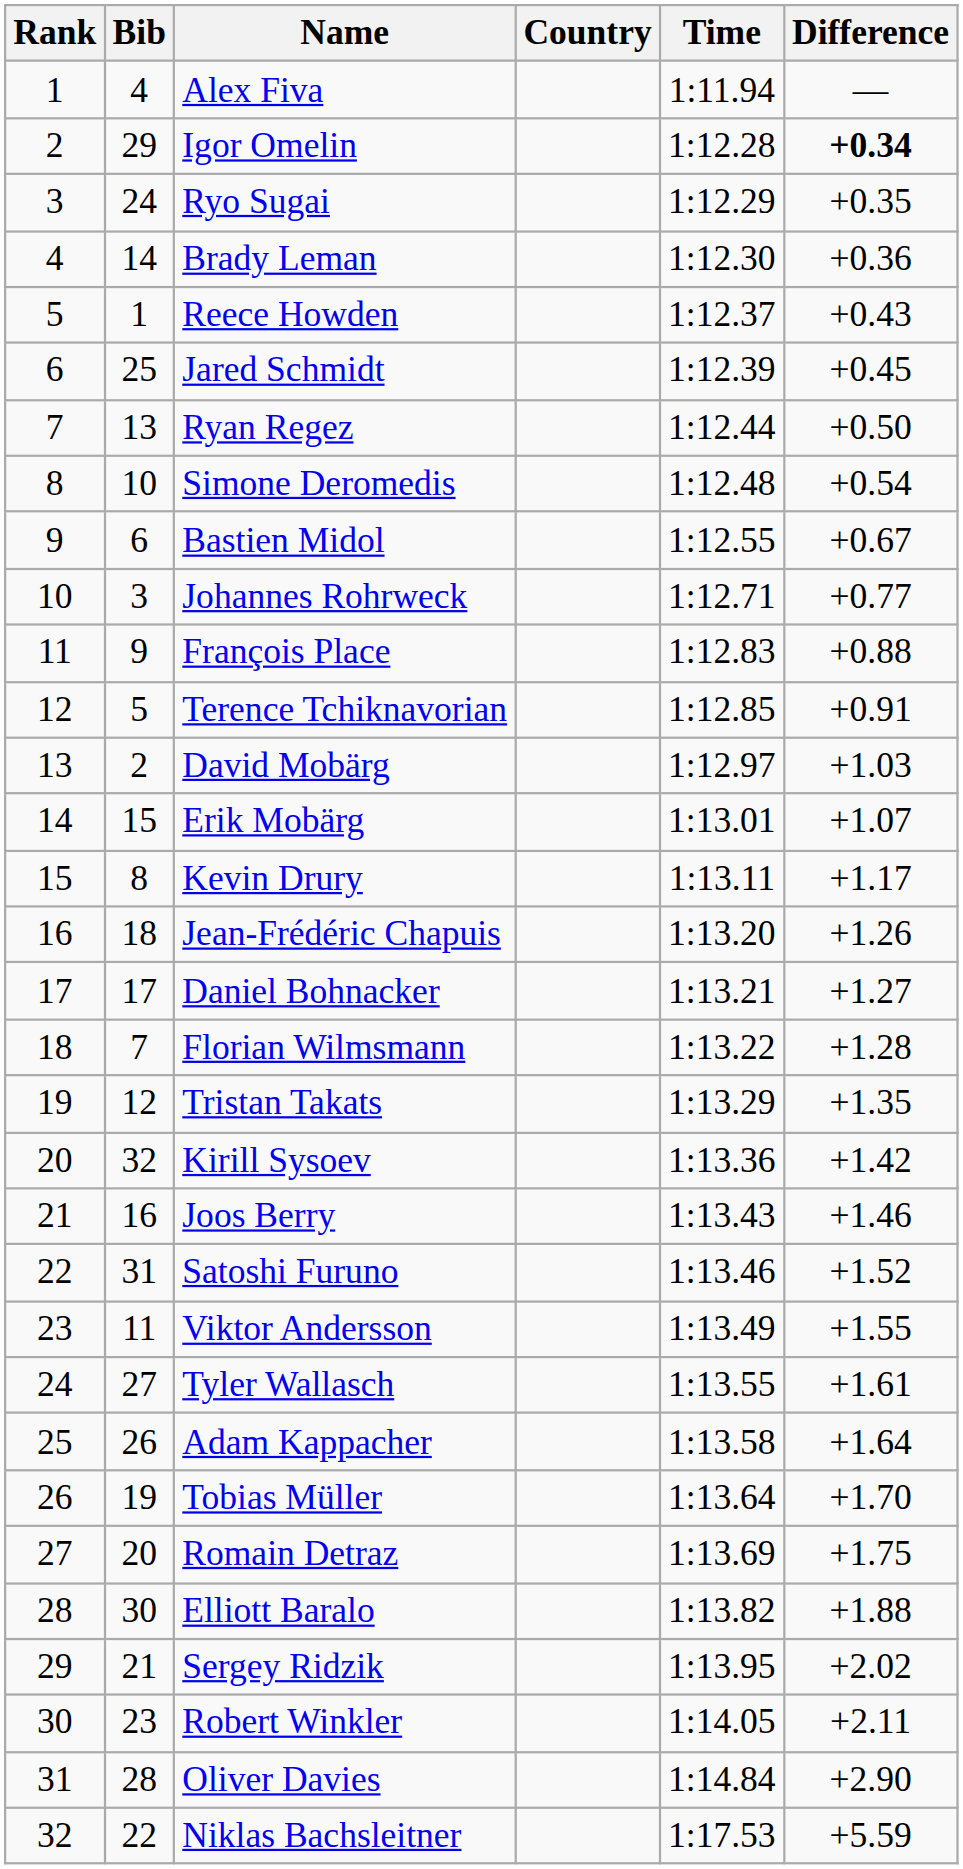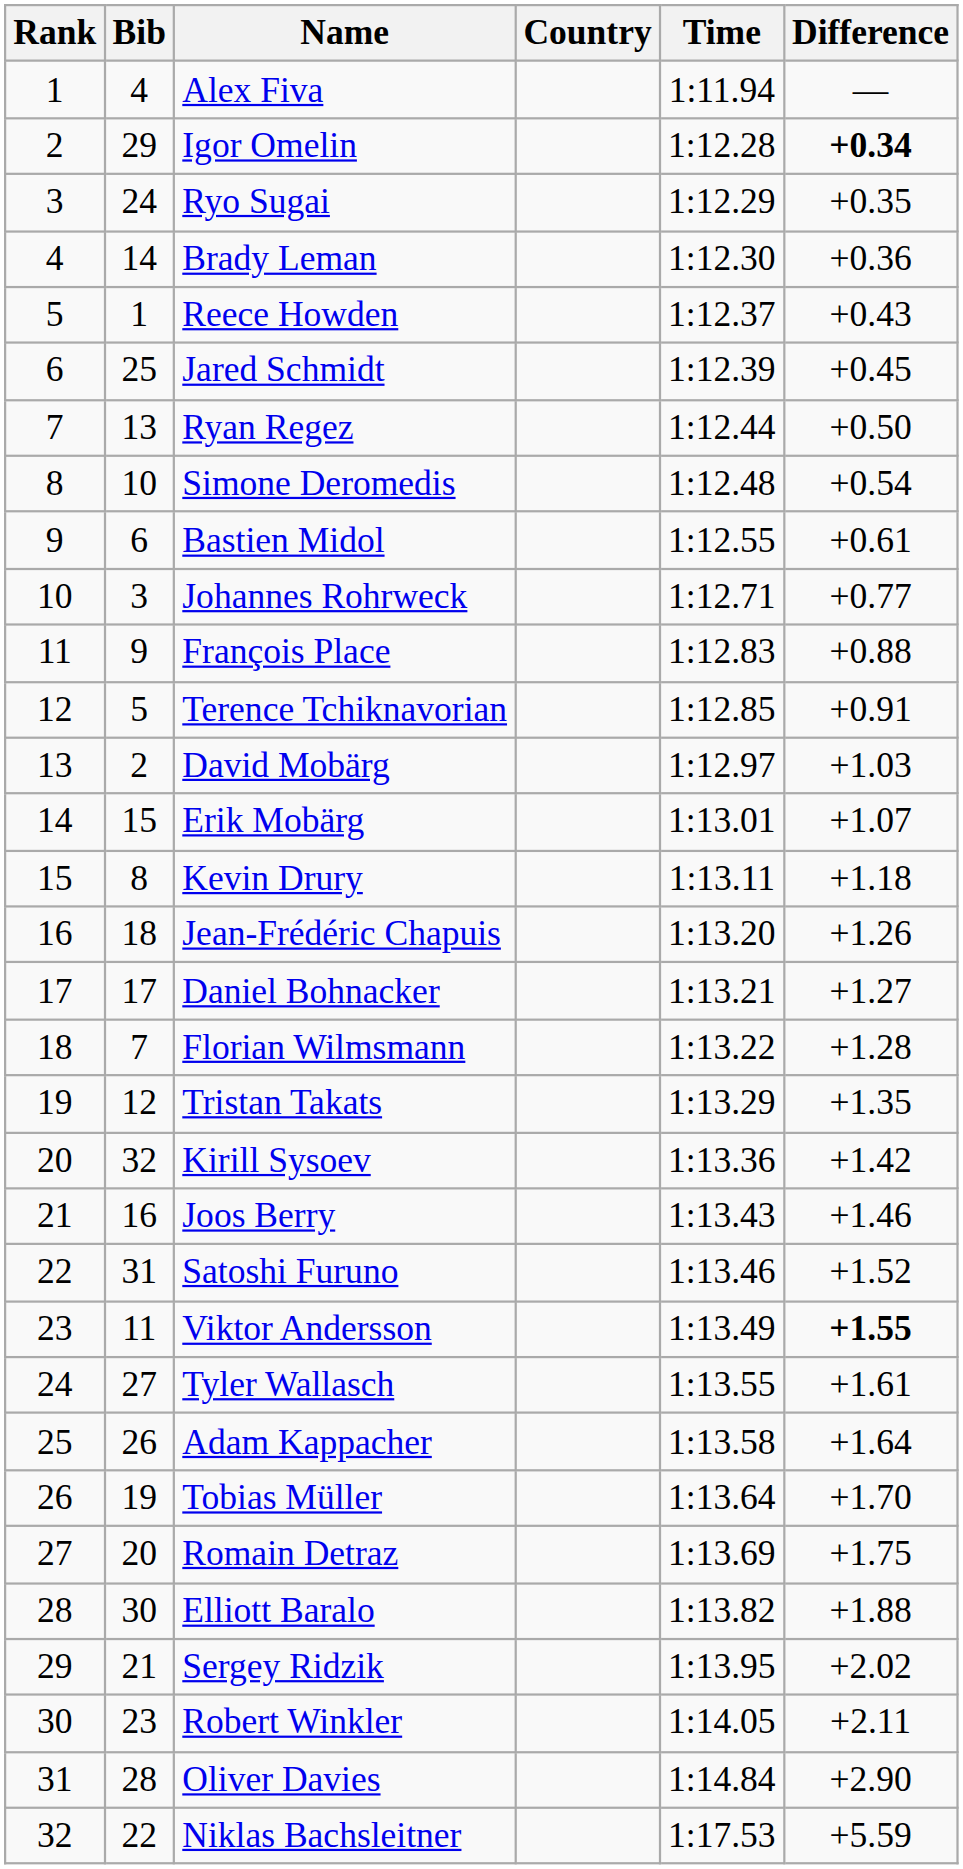(871, 539) +0.67 -> (871, 539) +0.61
(871, 877) +1.17 -> (871, 877) +1.18
(871, 1328) normal -> (871, 1328) bold
